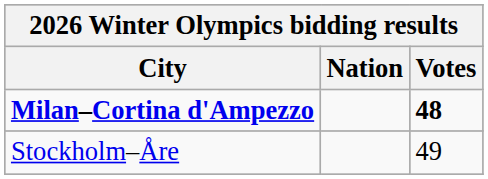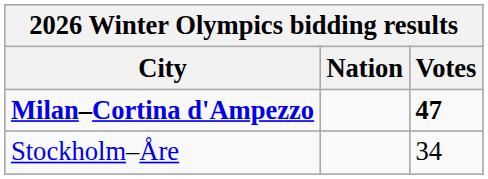(429, 109) 48 -> (429, 109) 47
(429, 151) 49 -> (429, 151) 34
